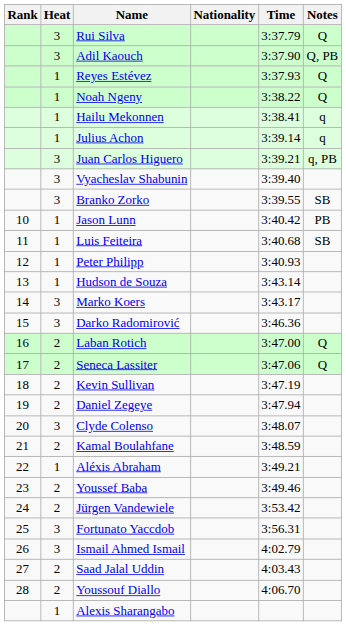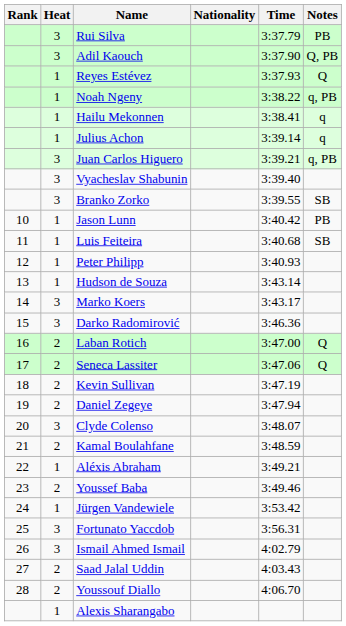(322, 35) Q -> (322, 35) PB
(322, 96) Q -> (322, 96) q, PB
(57, 508) 2 -> (57, 508) 1
